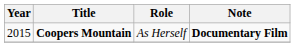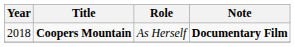(19, 32) 2015 -> (19, 32) 2018
